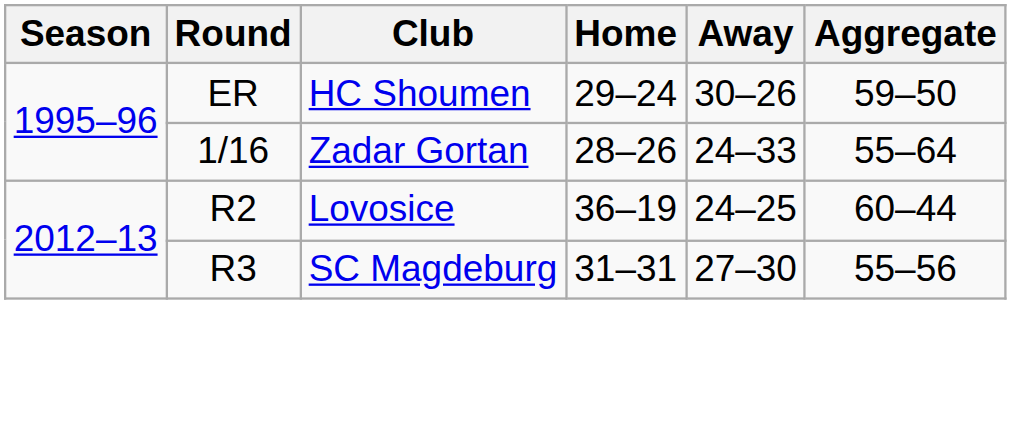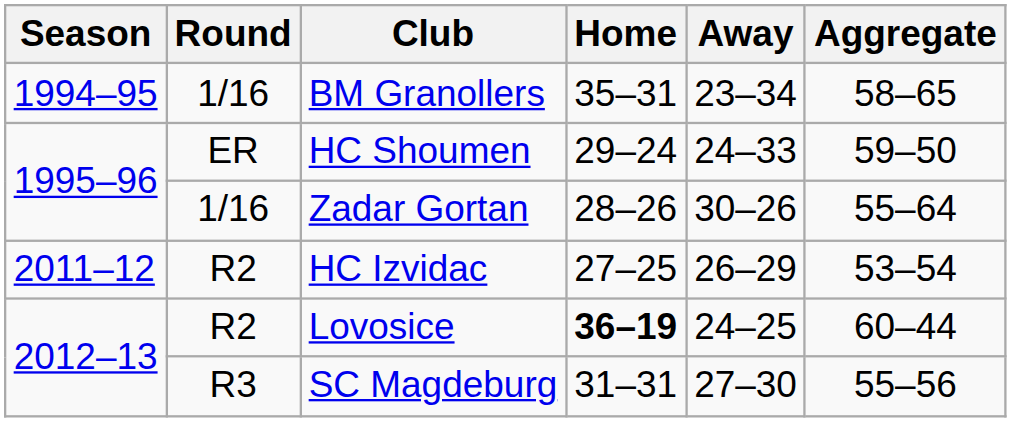+ row: (427, 92)
(746, 92) 30–26 -> (746, 151) 24–33
(746, 151) 24–33 -> (746, 209) 30–26
+ row: (398, 268)
(626, 209) normal -> (626, 326) bold
